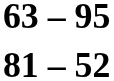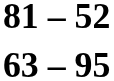rows swapped: (57, 16) <-> (57, 65)
